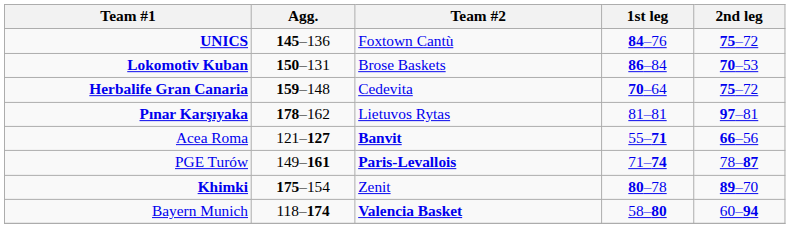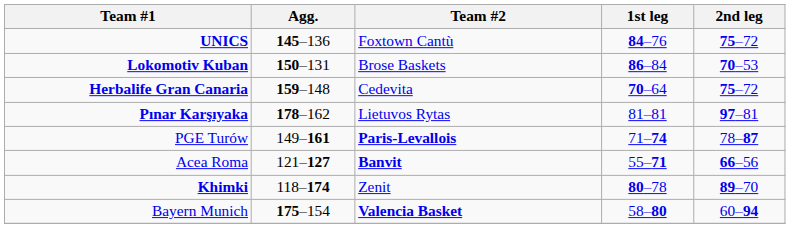rows swapped: (212, 138) <-> (212, 162)
(303, 187) 175–154 -> (303, 187) 118–174
(303, 211) 118–174 -> (303, 211) 175–154
